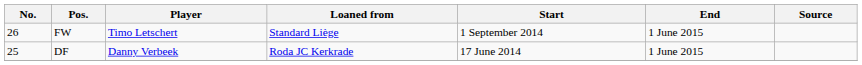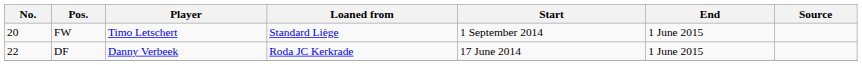(13, 32) 26 -> (13, 32) 20
(13, 51) 25 -> (13, 51) 22
